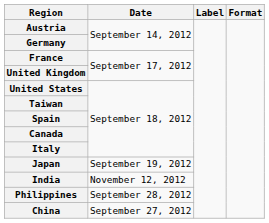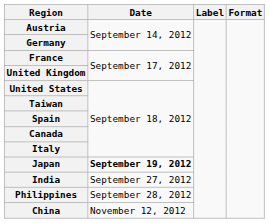(141, 165) normal -> (141, 165) bold
(138, 180) November 12, 2012 -> (141, 180) September 27, 2012
(141, 210) September 27, 2012 -> (138, 210) November 12, 2012
